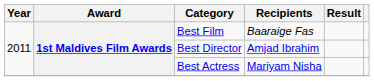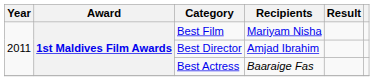(280, 31) Baaraige Fas -> (284, 31) Mariyam Nisha
(284, 66) Mariyam Nisha -> (280, 66) Baaraige Fas
